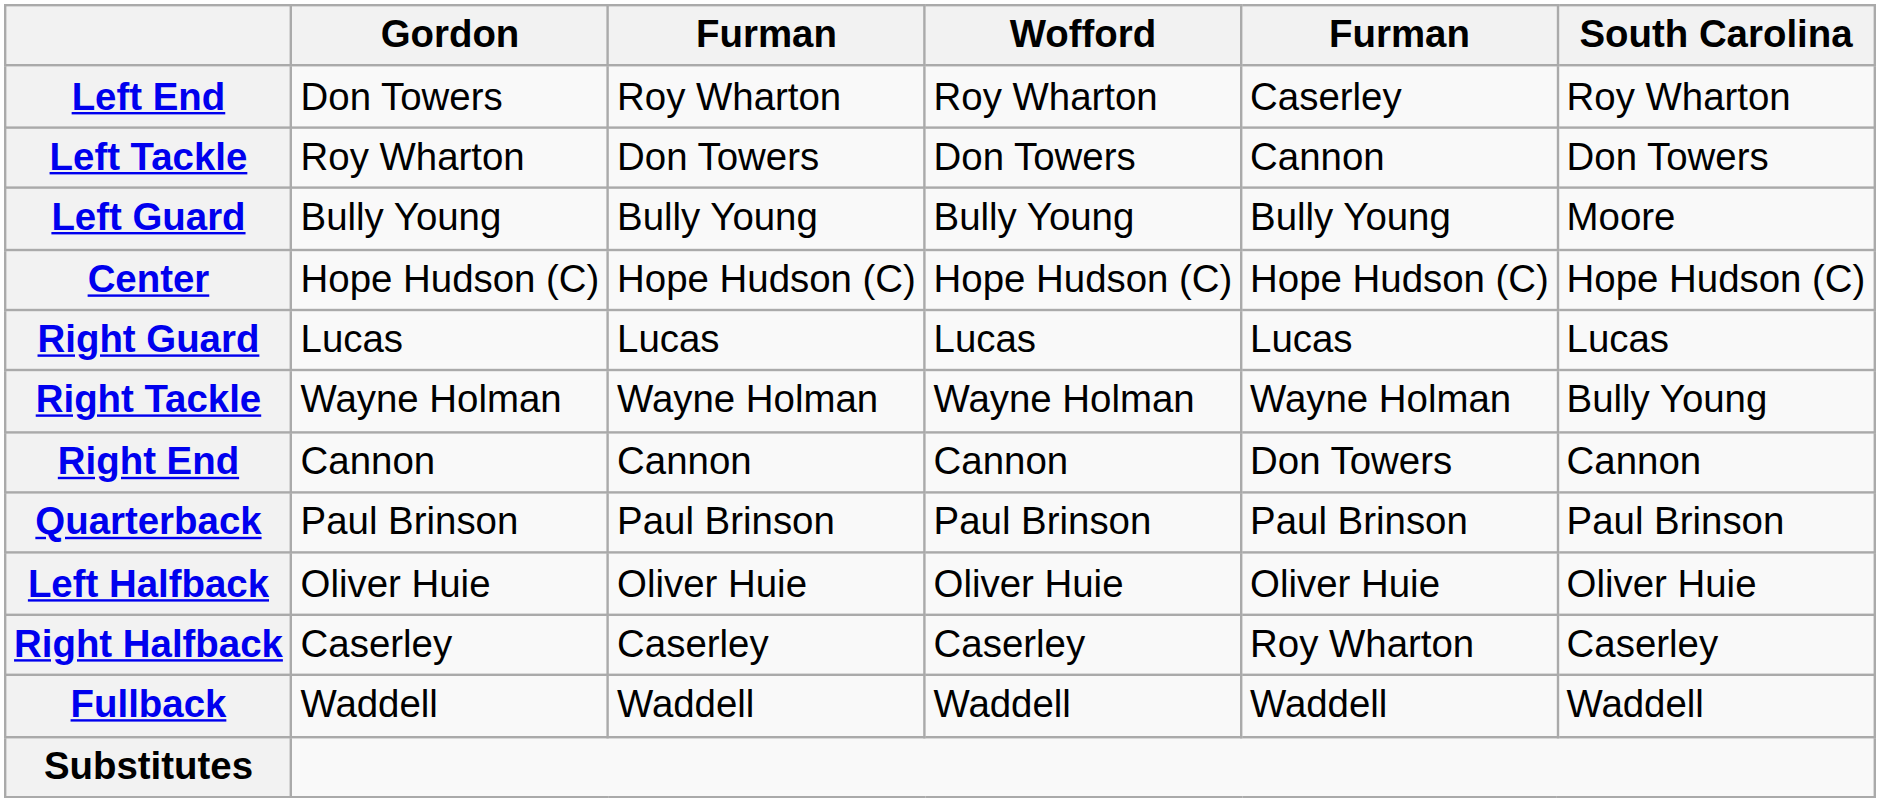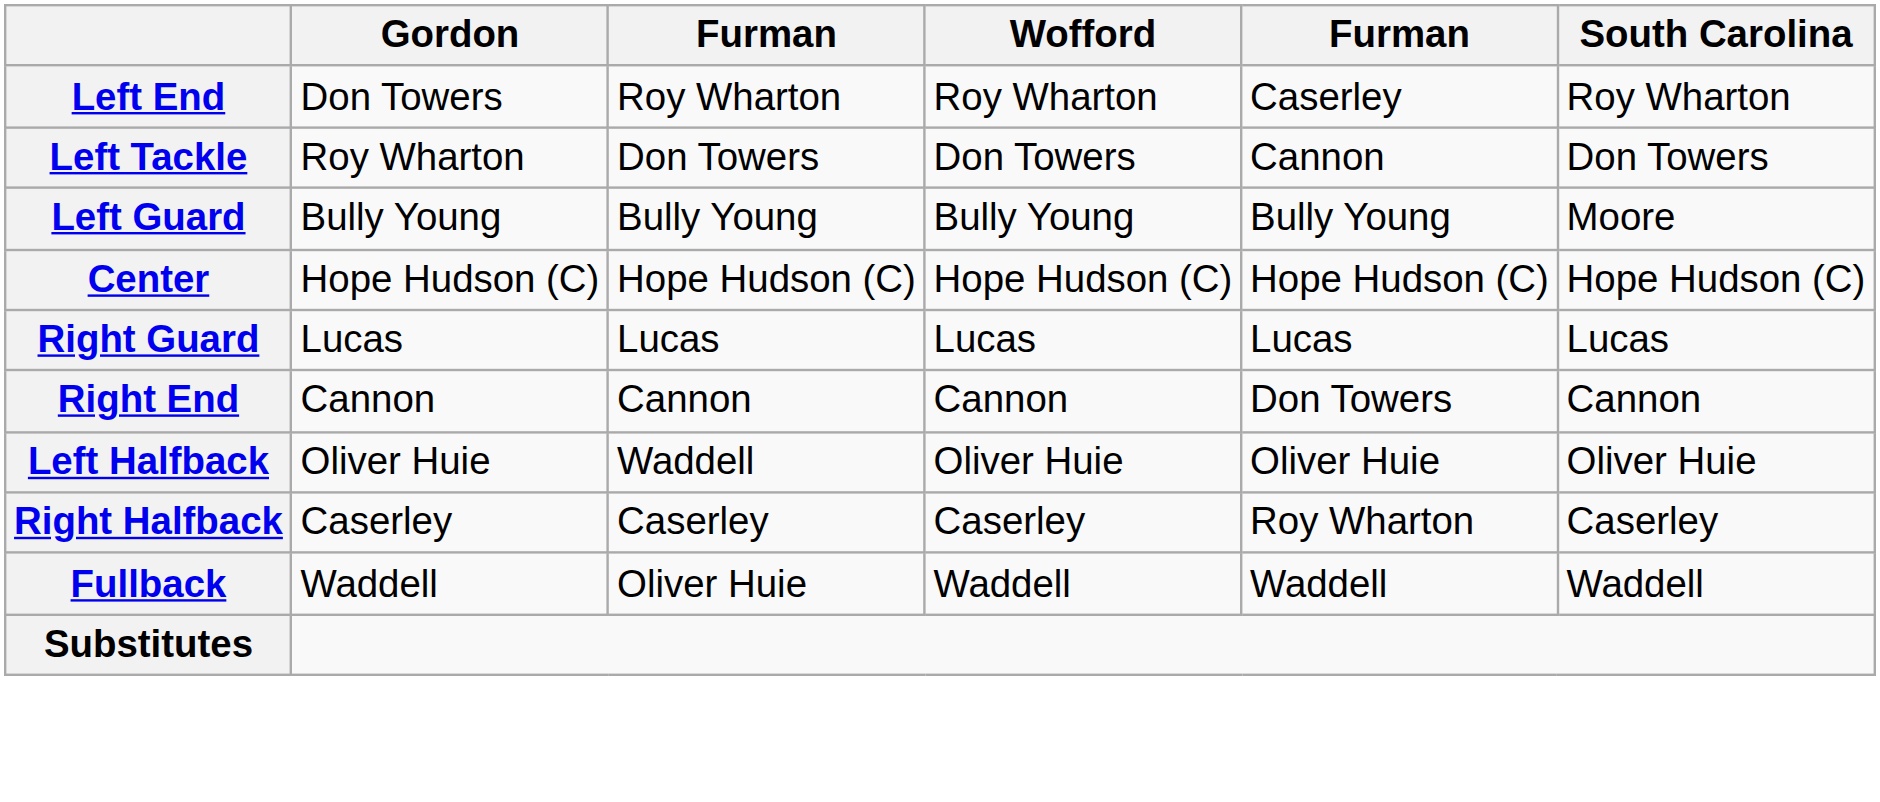- row: (148, 400)
- row: (148, 522)
(712, 583) Oliver Huie -> (686, 461) Waddell
(686, 704) Waddell -> (712, 583) Oliver Huie
